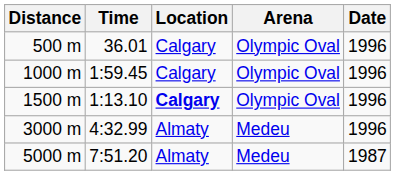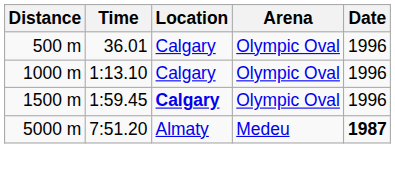(118, 73) 1:59.45 -> (118, 73) 1:13.10
(118, 101) 1:13.10 -> (118, 101) 1:59.45
- row: (52, 128)
(367, 156) normal -> (367, 128) bold
